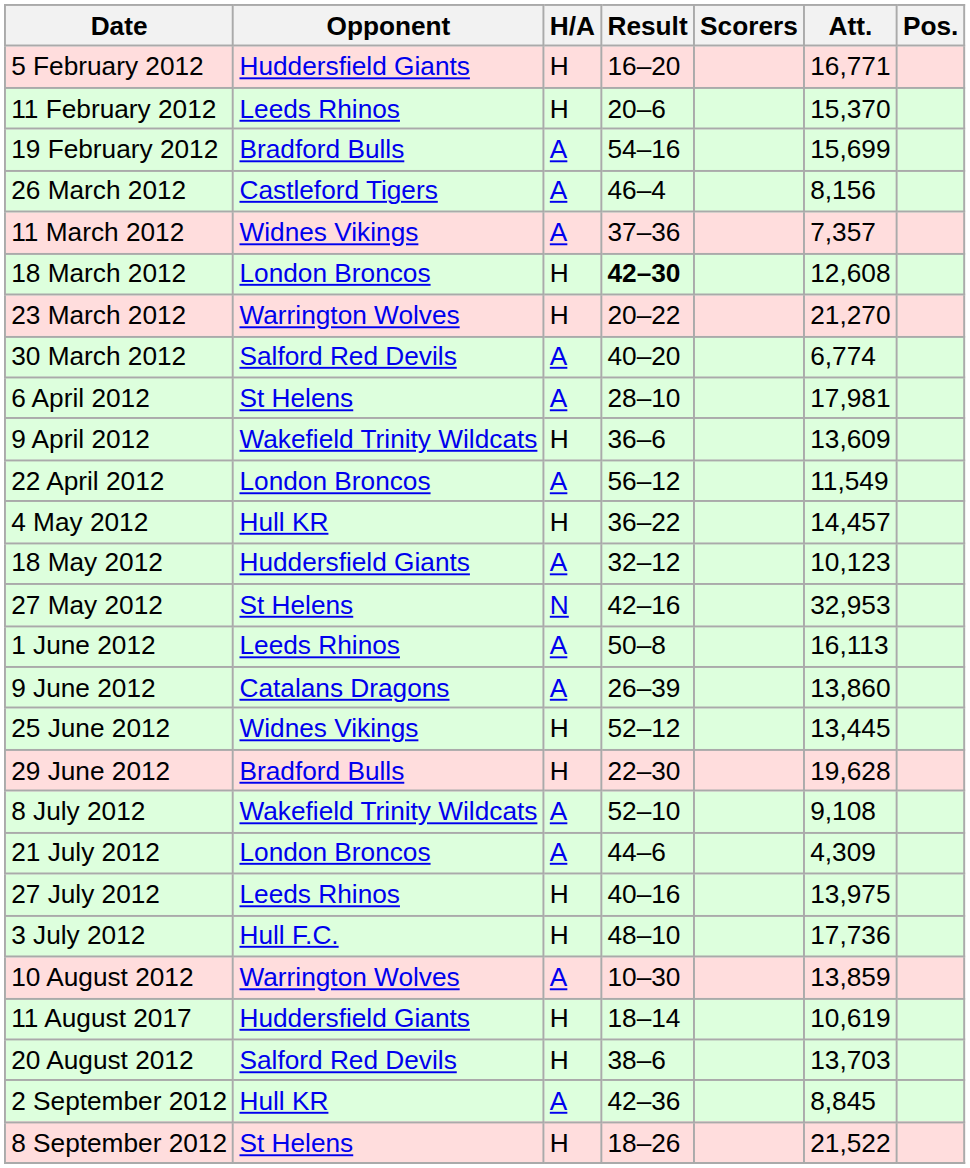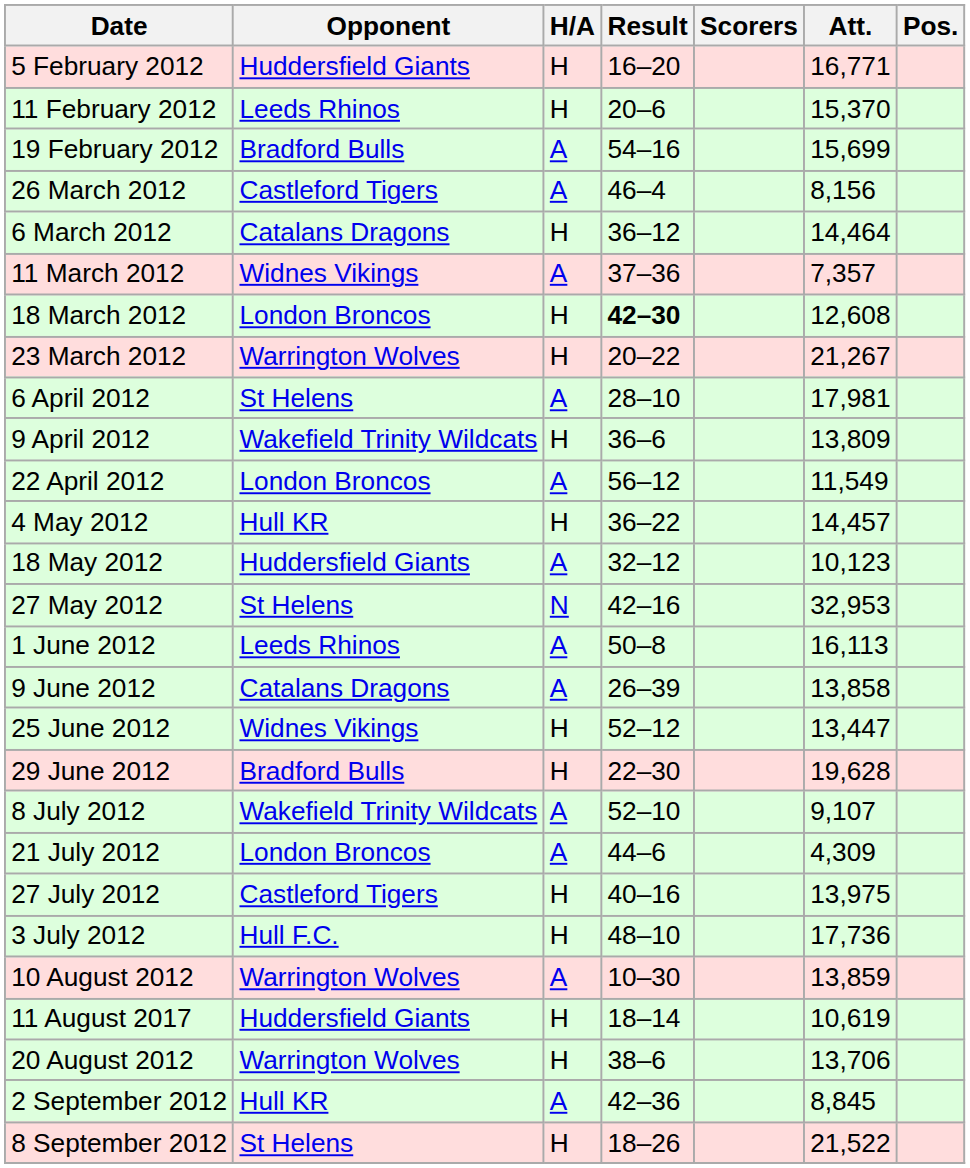+ row: (91, 232)
(850, 315) 21,270 -> (850, 356) 21,267
- row: (99, 356)
(850, 439) 13,609 -> (850, 439) 13,809
(850, 687) 13,860 -> (850, 687) 13,858
(850, 729) 13,445 -> (850, 729) 13,447
(843, 811) 9,108 -> (843, 811) 9,107
(320, 894) Leeds Rhinos -> (339, 894) Castleford Tigers
(348, 1060) Salford Red Devils -> (350, 1060) Warrington Wolves
(850, 1060) 13,703 -> (850, 1060) 13,706
